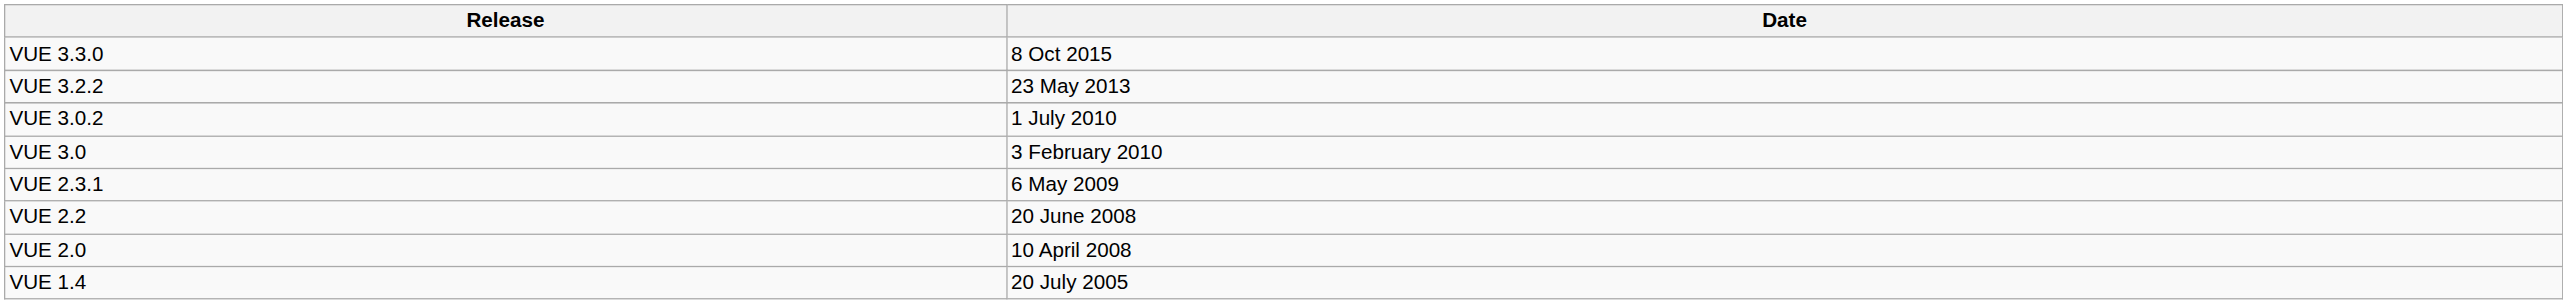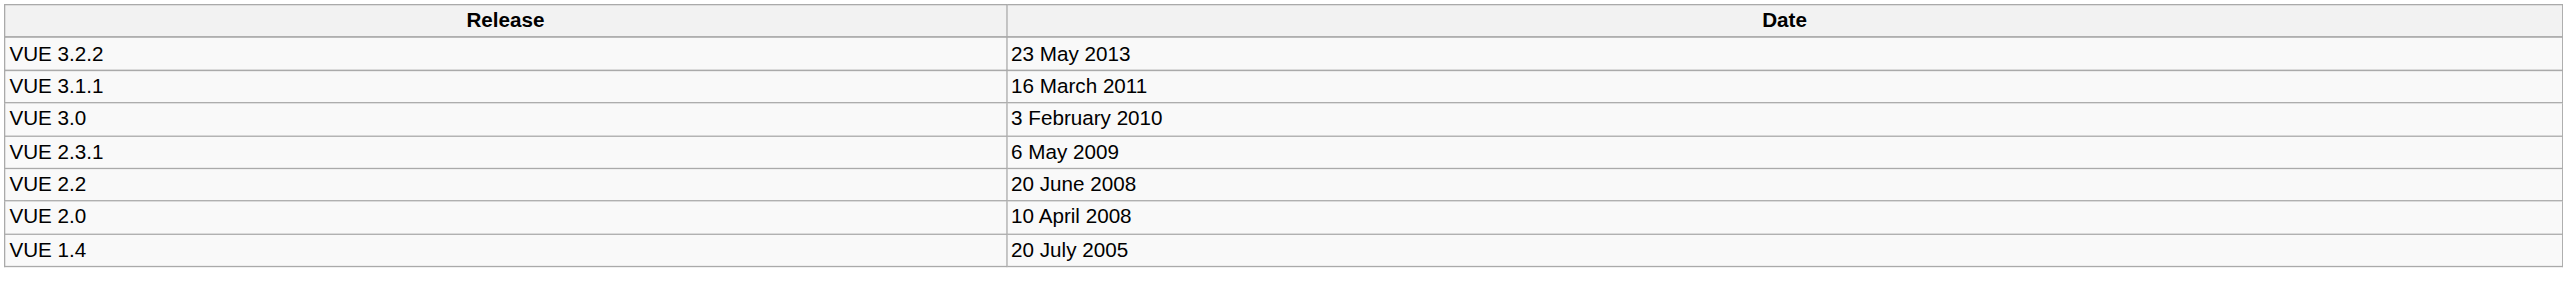- row: (56, 53)
+ row: (56, 86)
- row: (56, 119)
